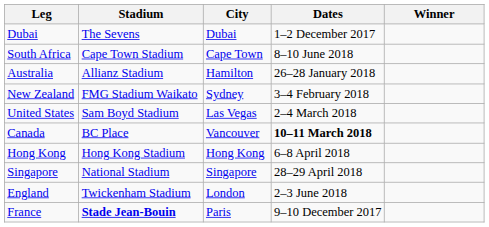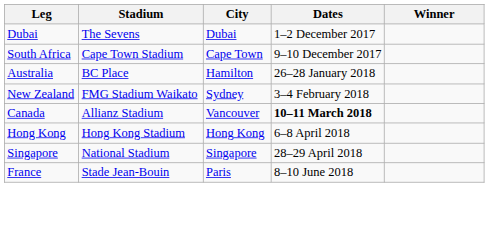(314, 53) 8–10 June 2018 -> (328, 53) 9–10 December 2017
(122, 73) Allianz Stadium -> (105, 73) BC Place
- row: (41, 113)
(105, 133) BC Place -> (122, 113) Allianz Stadium
- row: (28, 192)
(129, 212) bold -> (126, 172) normal
(328, 212) 9–10 December 2017 -> (314, 172) 8–10 June 2018
